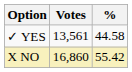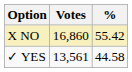rows swapped: (23, 57) <-> (27, 36)
